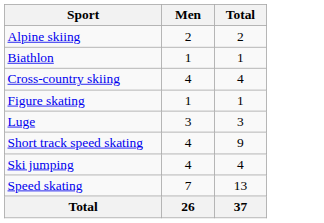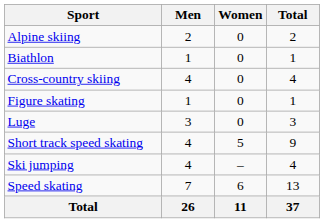+ column: (240, 15)
